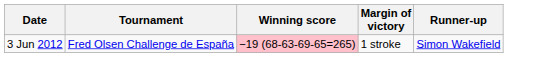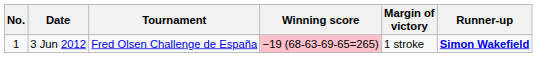+ column: (16, 20)
(458, 44) normal -> (485, 44) bold
